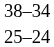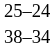rows swapped: (27, 36) <-> (27, 11)
